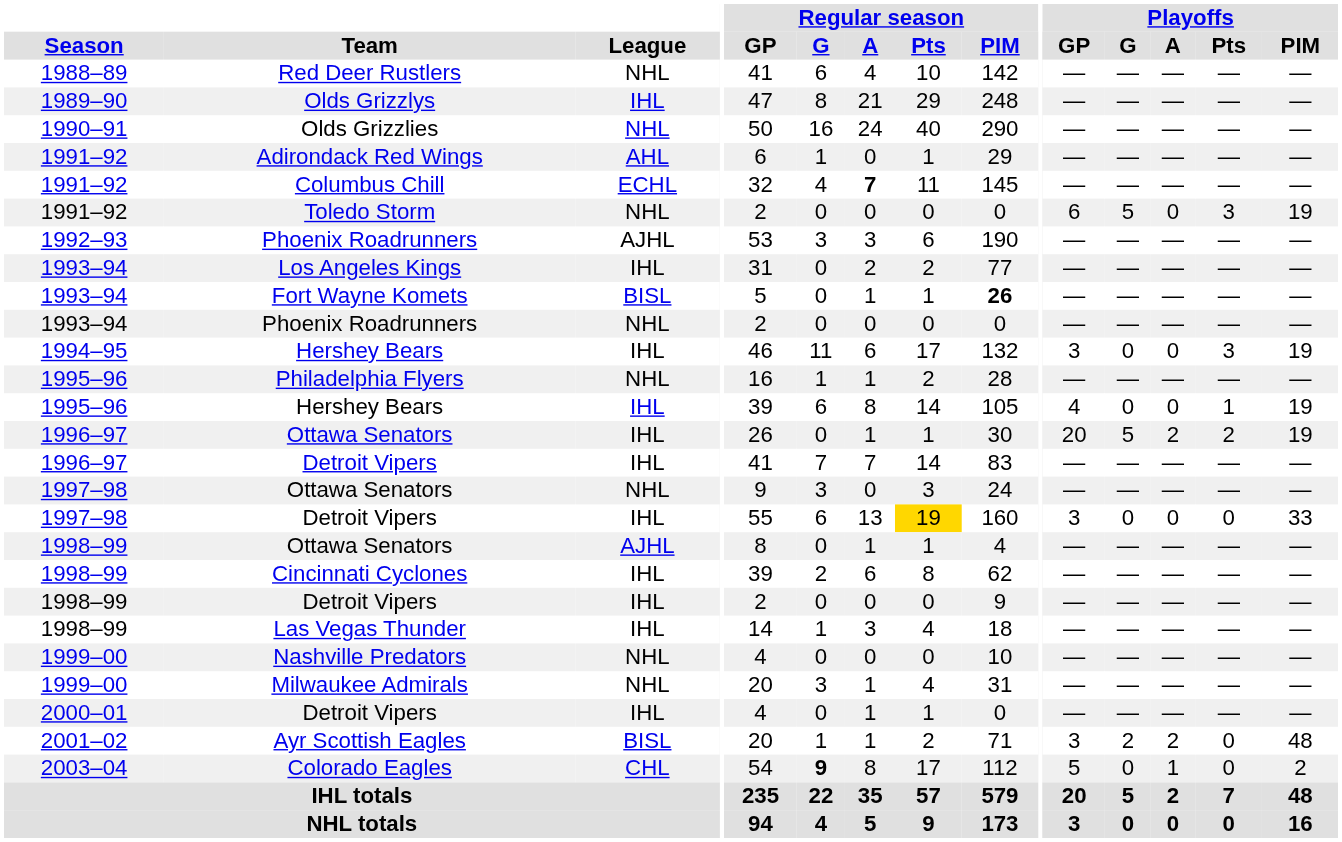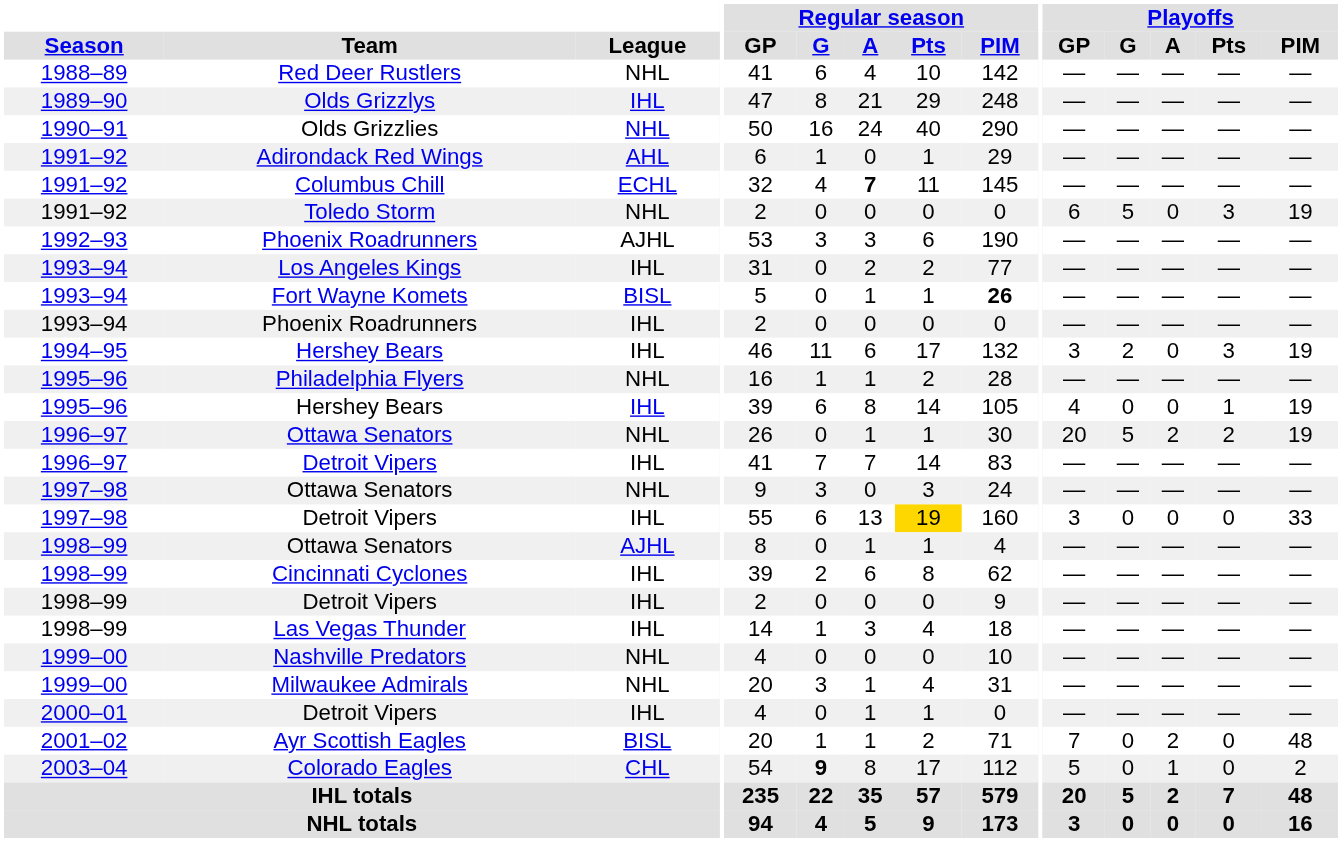(647, 323) NHL -> (647, 323) IHL
(1128, 351) 0 -> (1128, 351) 2
(647, 434) IHL -> (647, 434) NHL
(1074, 740) 3 -> (1074, 740) 7
(1128, 740) 2 -> (1128, 740) 0
